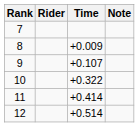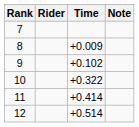(86, 63) +0.107 -> (86, 63) +0.102
